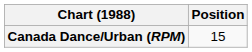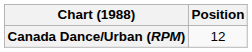(218, 36) 15 -> (218, 36) 12
